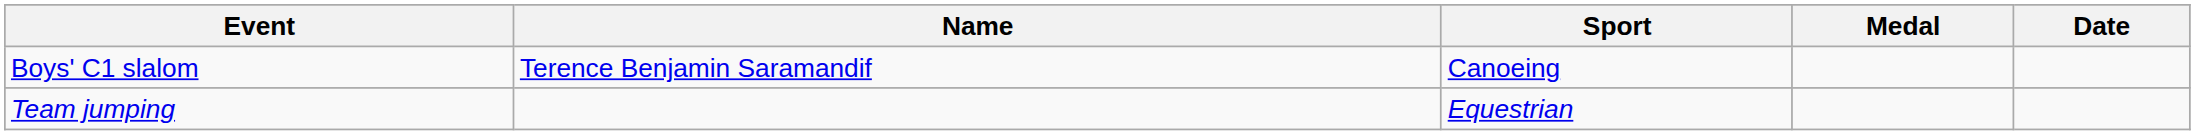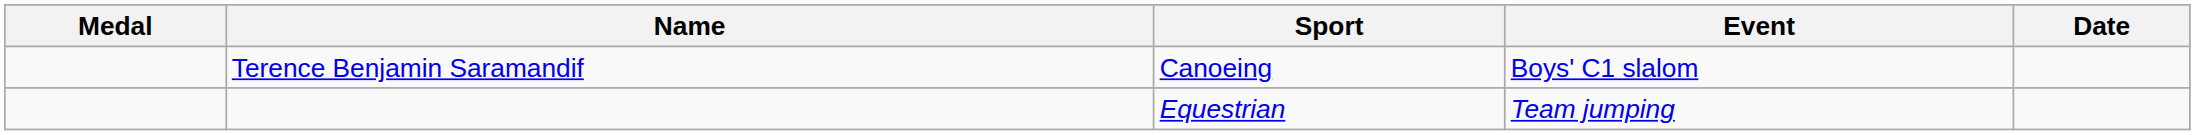columns swapped: (1903, 26) <-> (259, 26)
